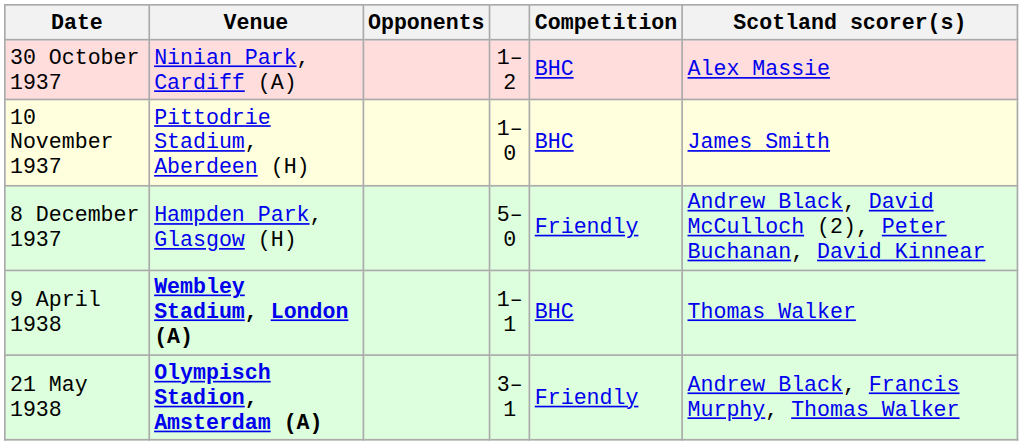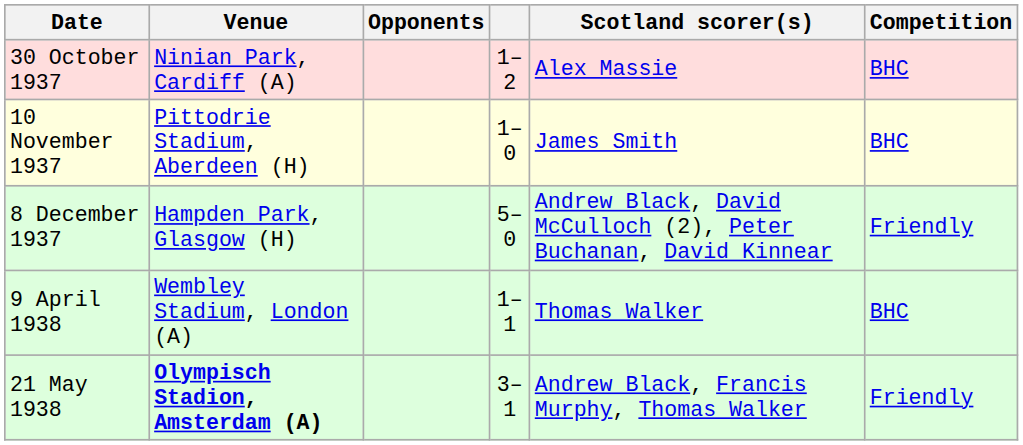columns swapped: (606, 22) <-> (850, 22)
(251, 313) bold -> (251, 313) normal
